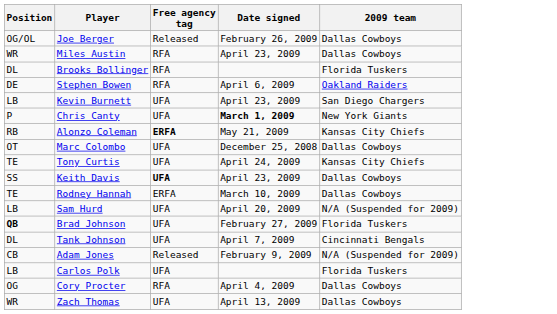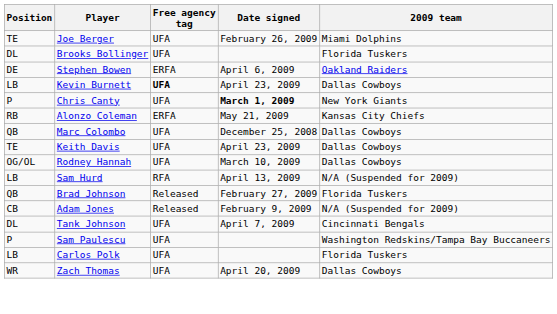(21, 39) OG/OL -> (12, 39) TE
(176, 39) Released -> (161, 39) UFA
(362, 39) Dallas Cowboys -> (362, 39) Miami Dolphins
- row: (91, 54)
(161, 69) RFA -> (161, 54) UFA
(161, 85) RFA -> (164, 69) ERFA
(161, 100) normal -> (161, 85) bold
(373, 100) San Diego Chargers -> (362, 85) Dallas Cowboys
(164, 131) bold -> (164, 116) normal
(12, 147) OT -> (12, 131) QB
- row: (88, 162)
(12, 178) SS -> (12, 147) TE
(161, 178) bold -> (161, 147) normal
(12, 193) TE -> (21, 162) OG/OL
(164, 193) ERFA -> (161, 162) UFA
(161, 209) UFA -> (161, 178) RFA
(260, 209) April 20, 2009 -> (260, 178) April 13, 2009
(12, 224) bold -> (12, 193) normal
(161, 224) UFA -> (176, 193) Released
rows swapped: (91, 240) <-> (85, 255)
+ row: (91, 240)
- row: (91, 286)
(260, 301) April 13, 2009 -> (260, 271) April 20, 2009
